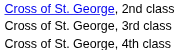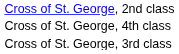rows swapped: (88, 26) <-> (88, 43)
